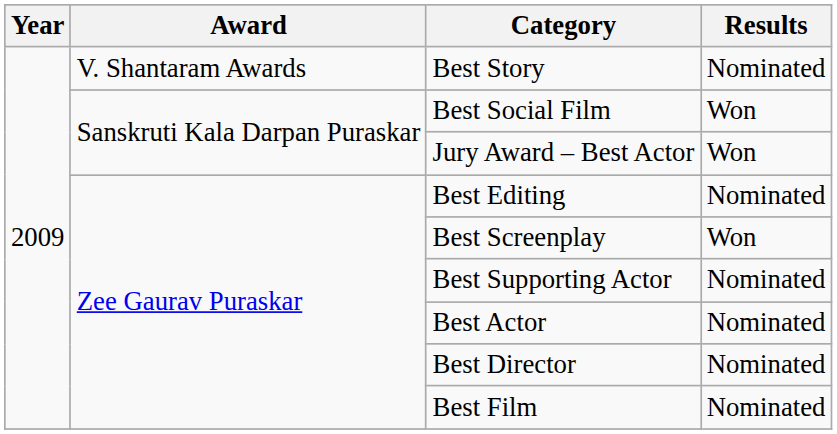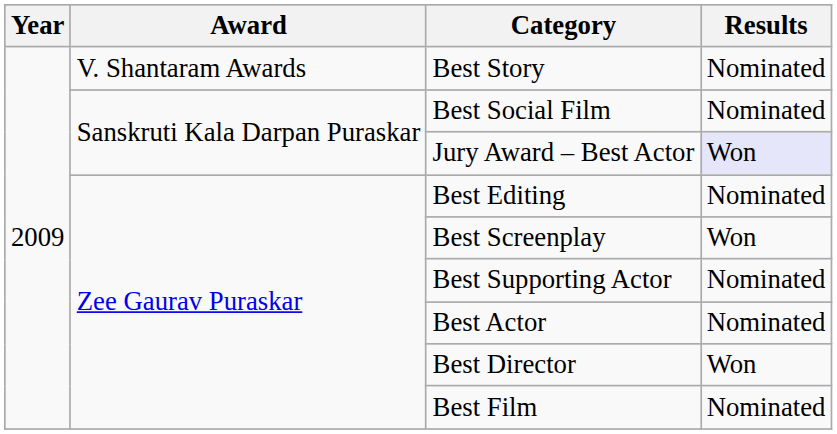(732, 110) Won -> (766, 110) Nominated
(732, 152) no background -> (732, 152) lavender background
(766, 364) Nominated -> (732, 364) Won
